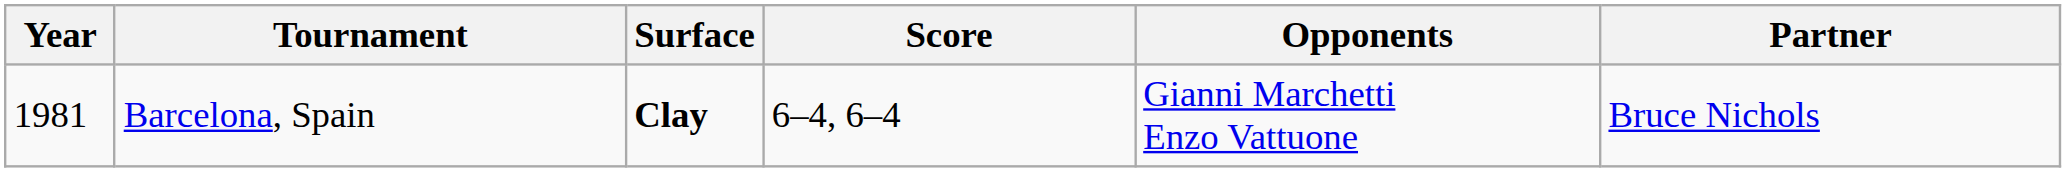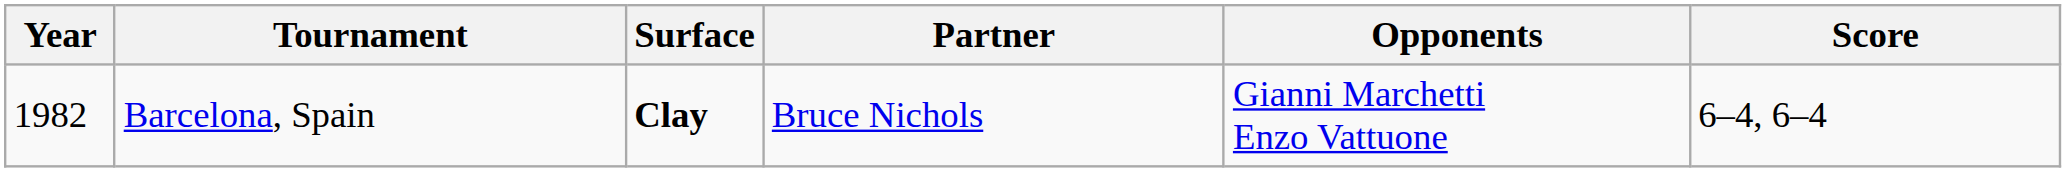columns swapped: (1831, 33) <-> (949, 33)
(50, 114) 1981 -> (50, 114) 1982
